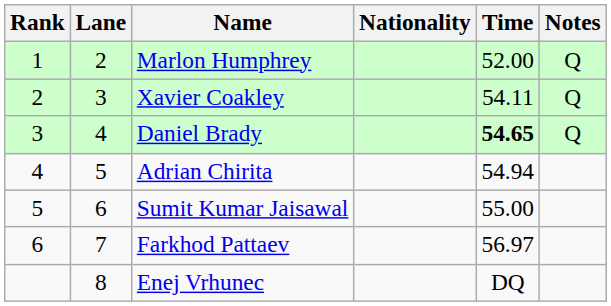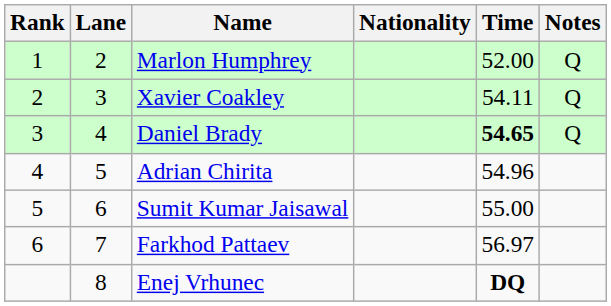(508, 171) 54.94 -> (508, 171) 54.96
(508, 282) normal -> (508, 282) bold
